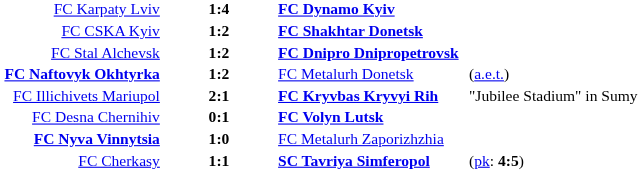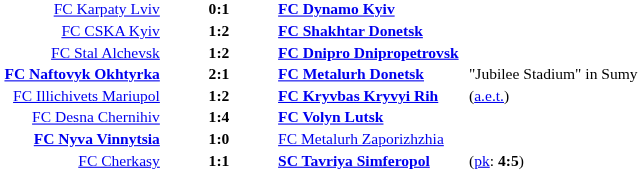(219, 9) 1:4 -> (219, 9) 0:1
(219, 74) 1:2 -> (219, 74) 2:1
(346, 74) normal -> (351, 74) bold
(489, 74) (a.e.t.) -> (553, 74) "Jubilee Stadium" in Sumy
(219, 95) 2:1 -> (219, 95) 1:2
(553, 95) "Jubilee Stadium" in Sumy -> (489, 95) (a.e.t.)
(219, 117) 0:1 -> (219, 117) 1:4
